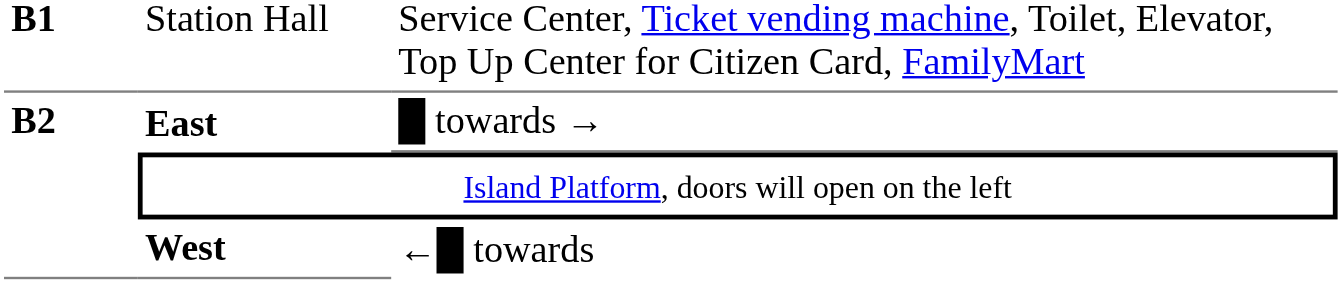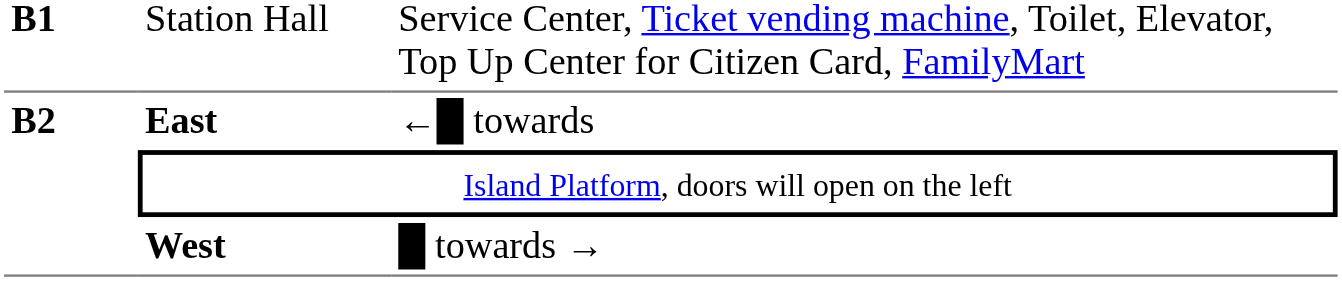(501, 120) █ towards → -> (496, 120) ←█ towards
(496, 248) ←█ towards -> (501, 245) █ towards →
